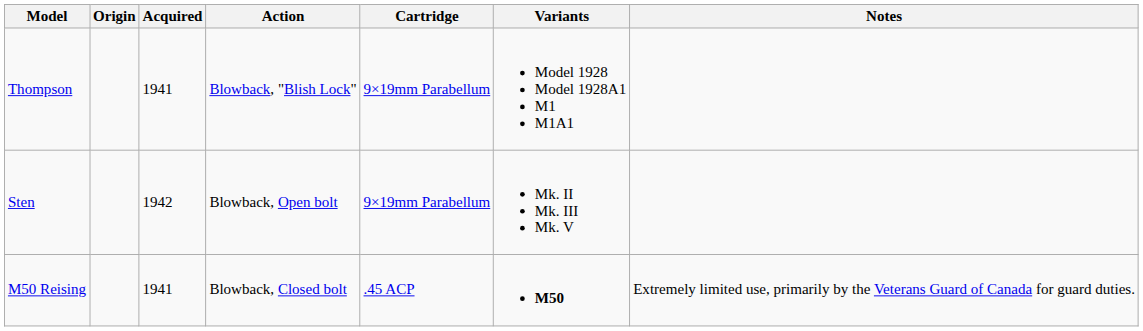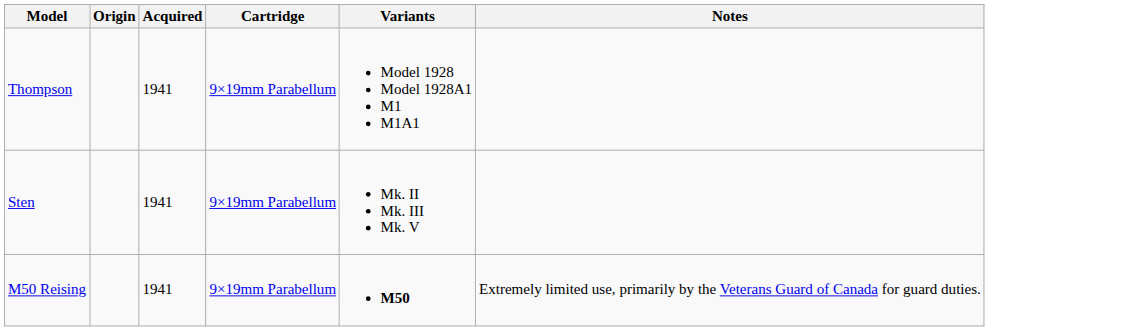- column: (283, 16)
(158, 202) 1942 -> (158, 202) 1941
(389, 290) .45 ACP -> (273, 290) 9×19mm Parabellum
